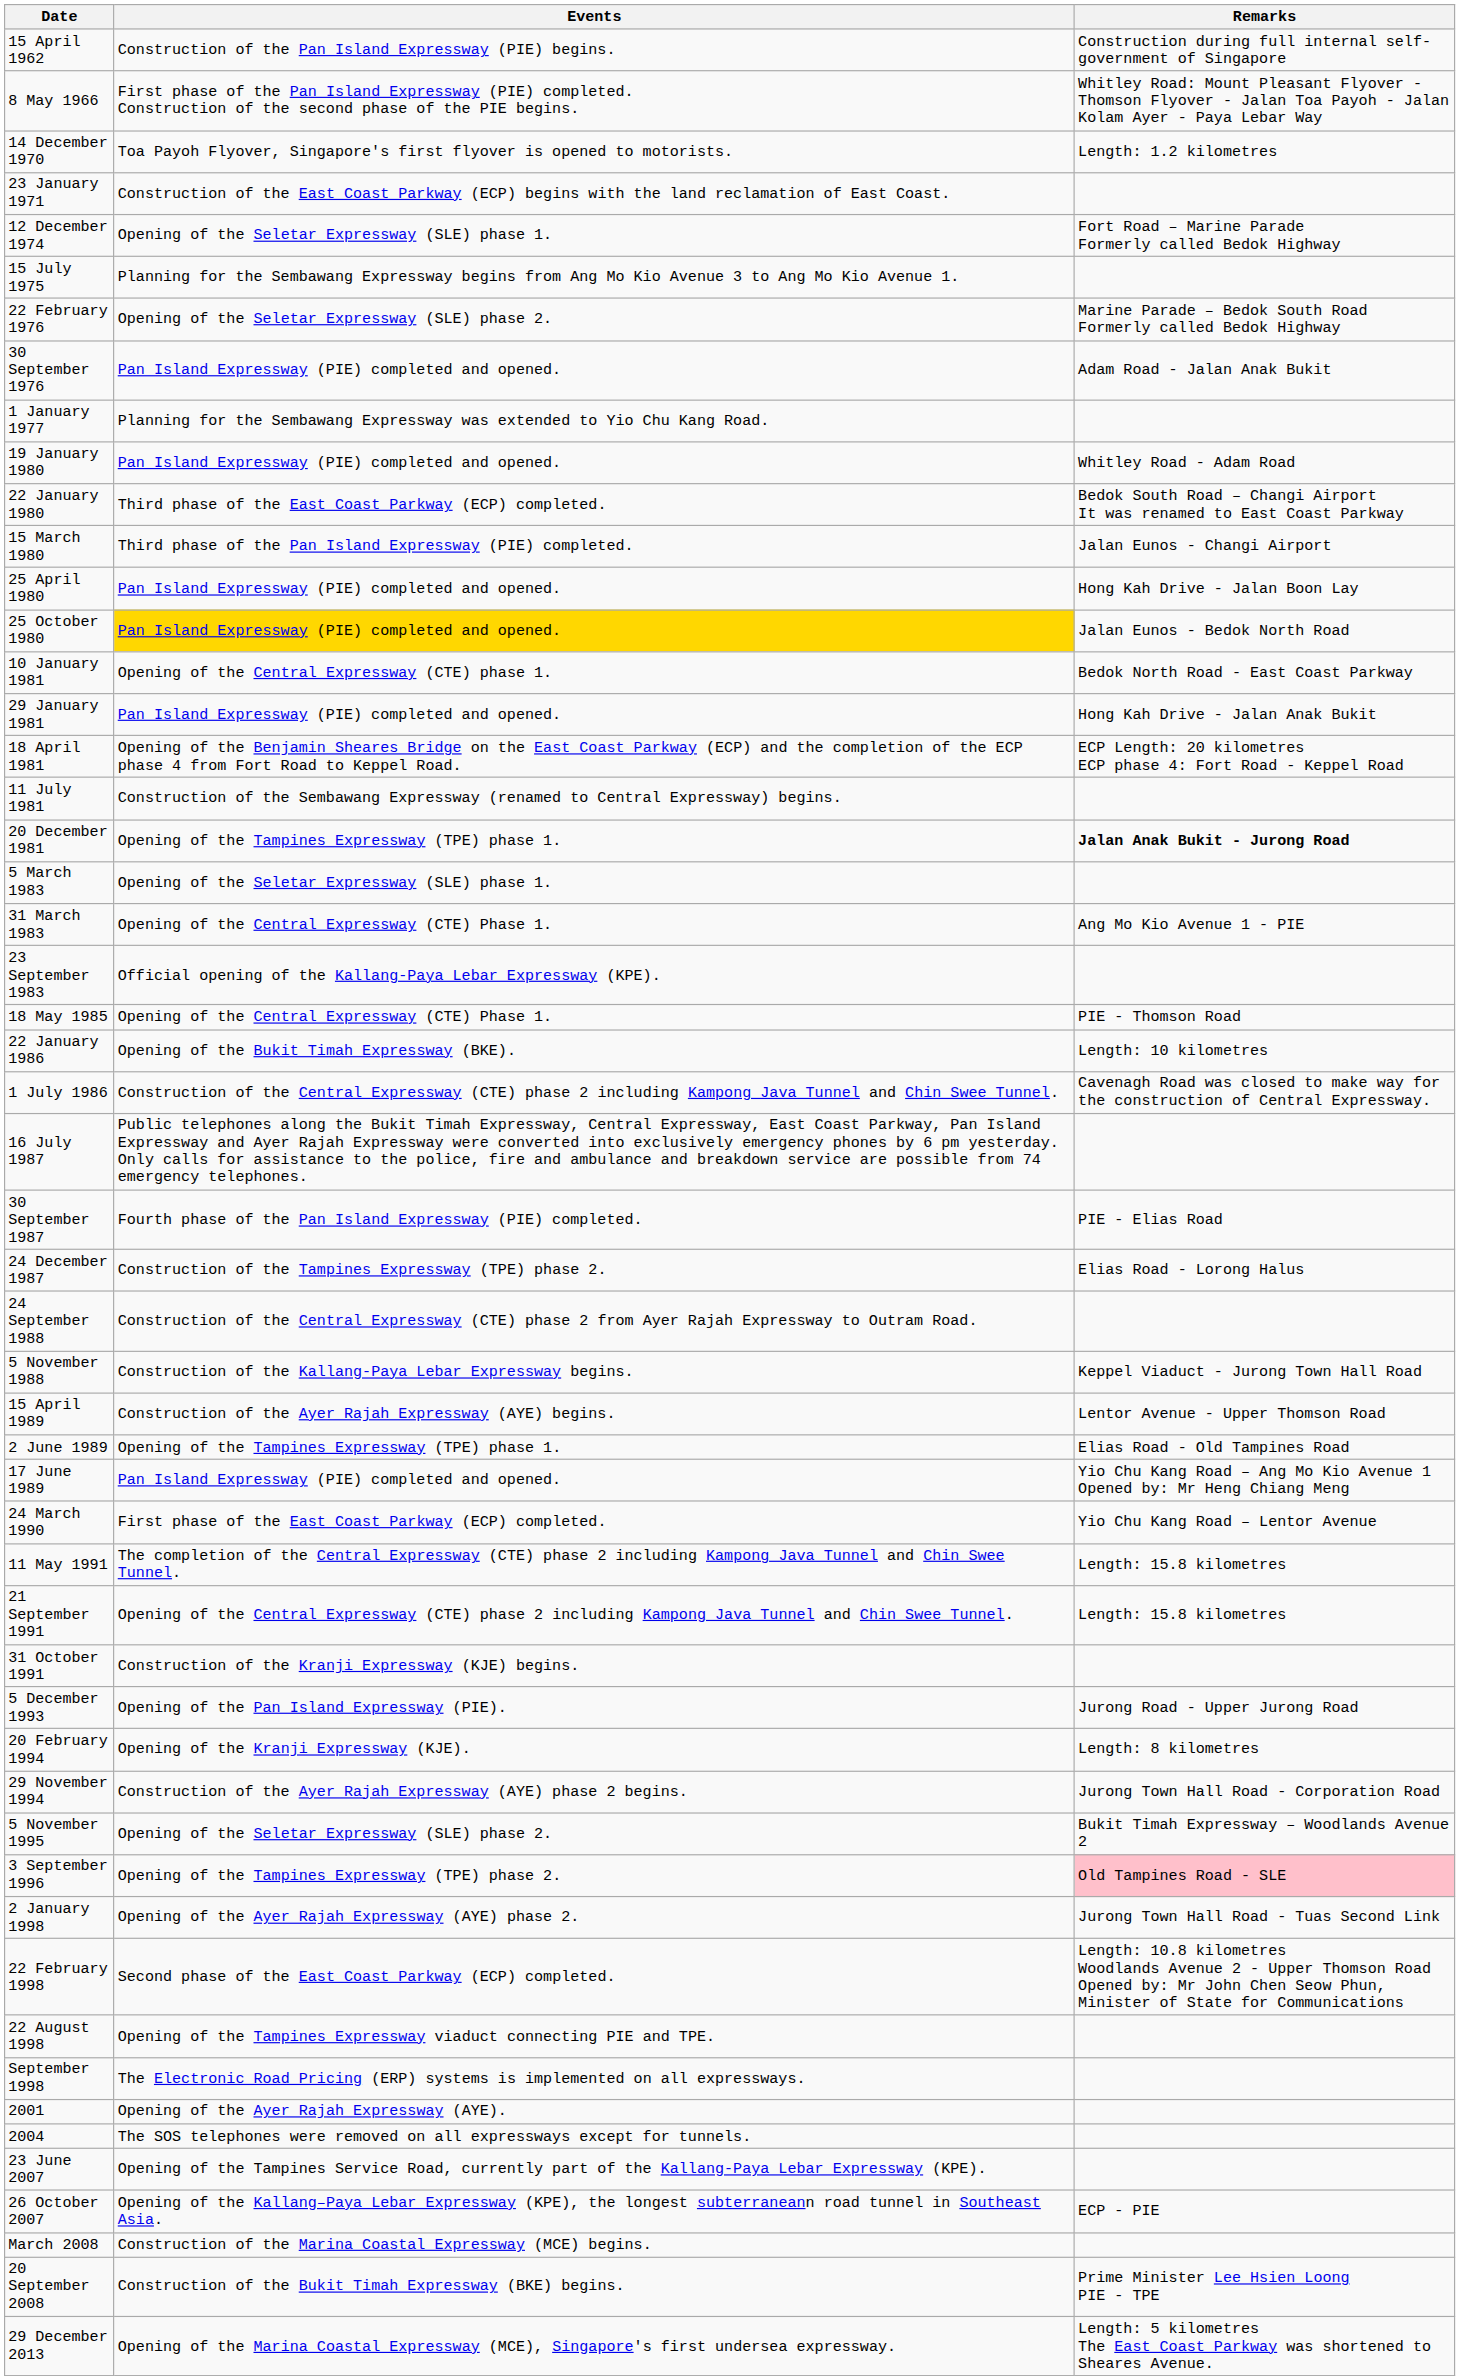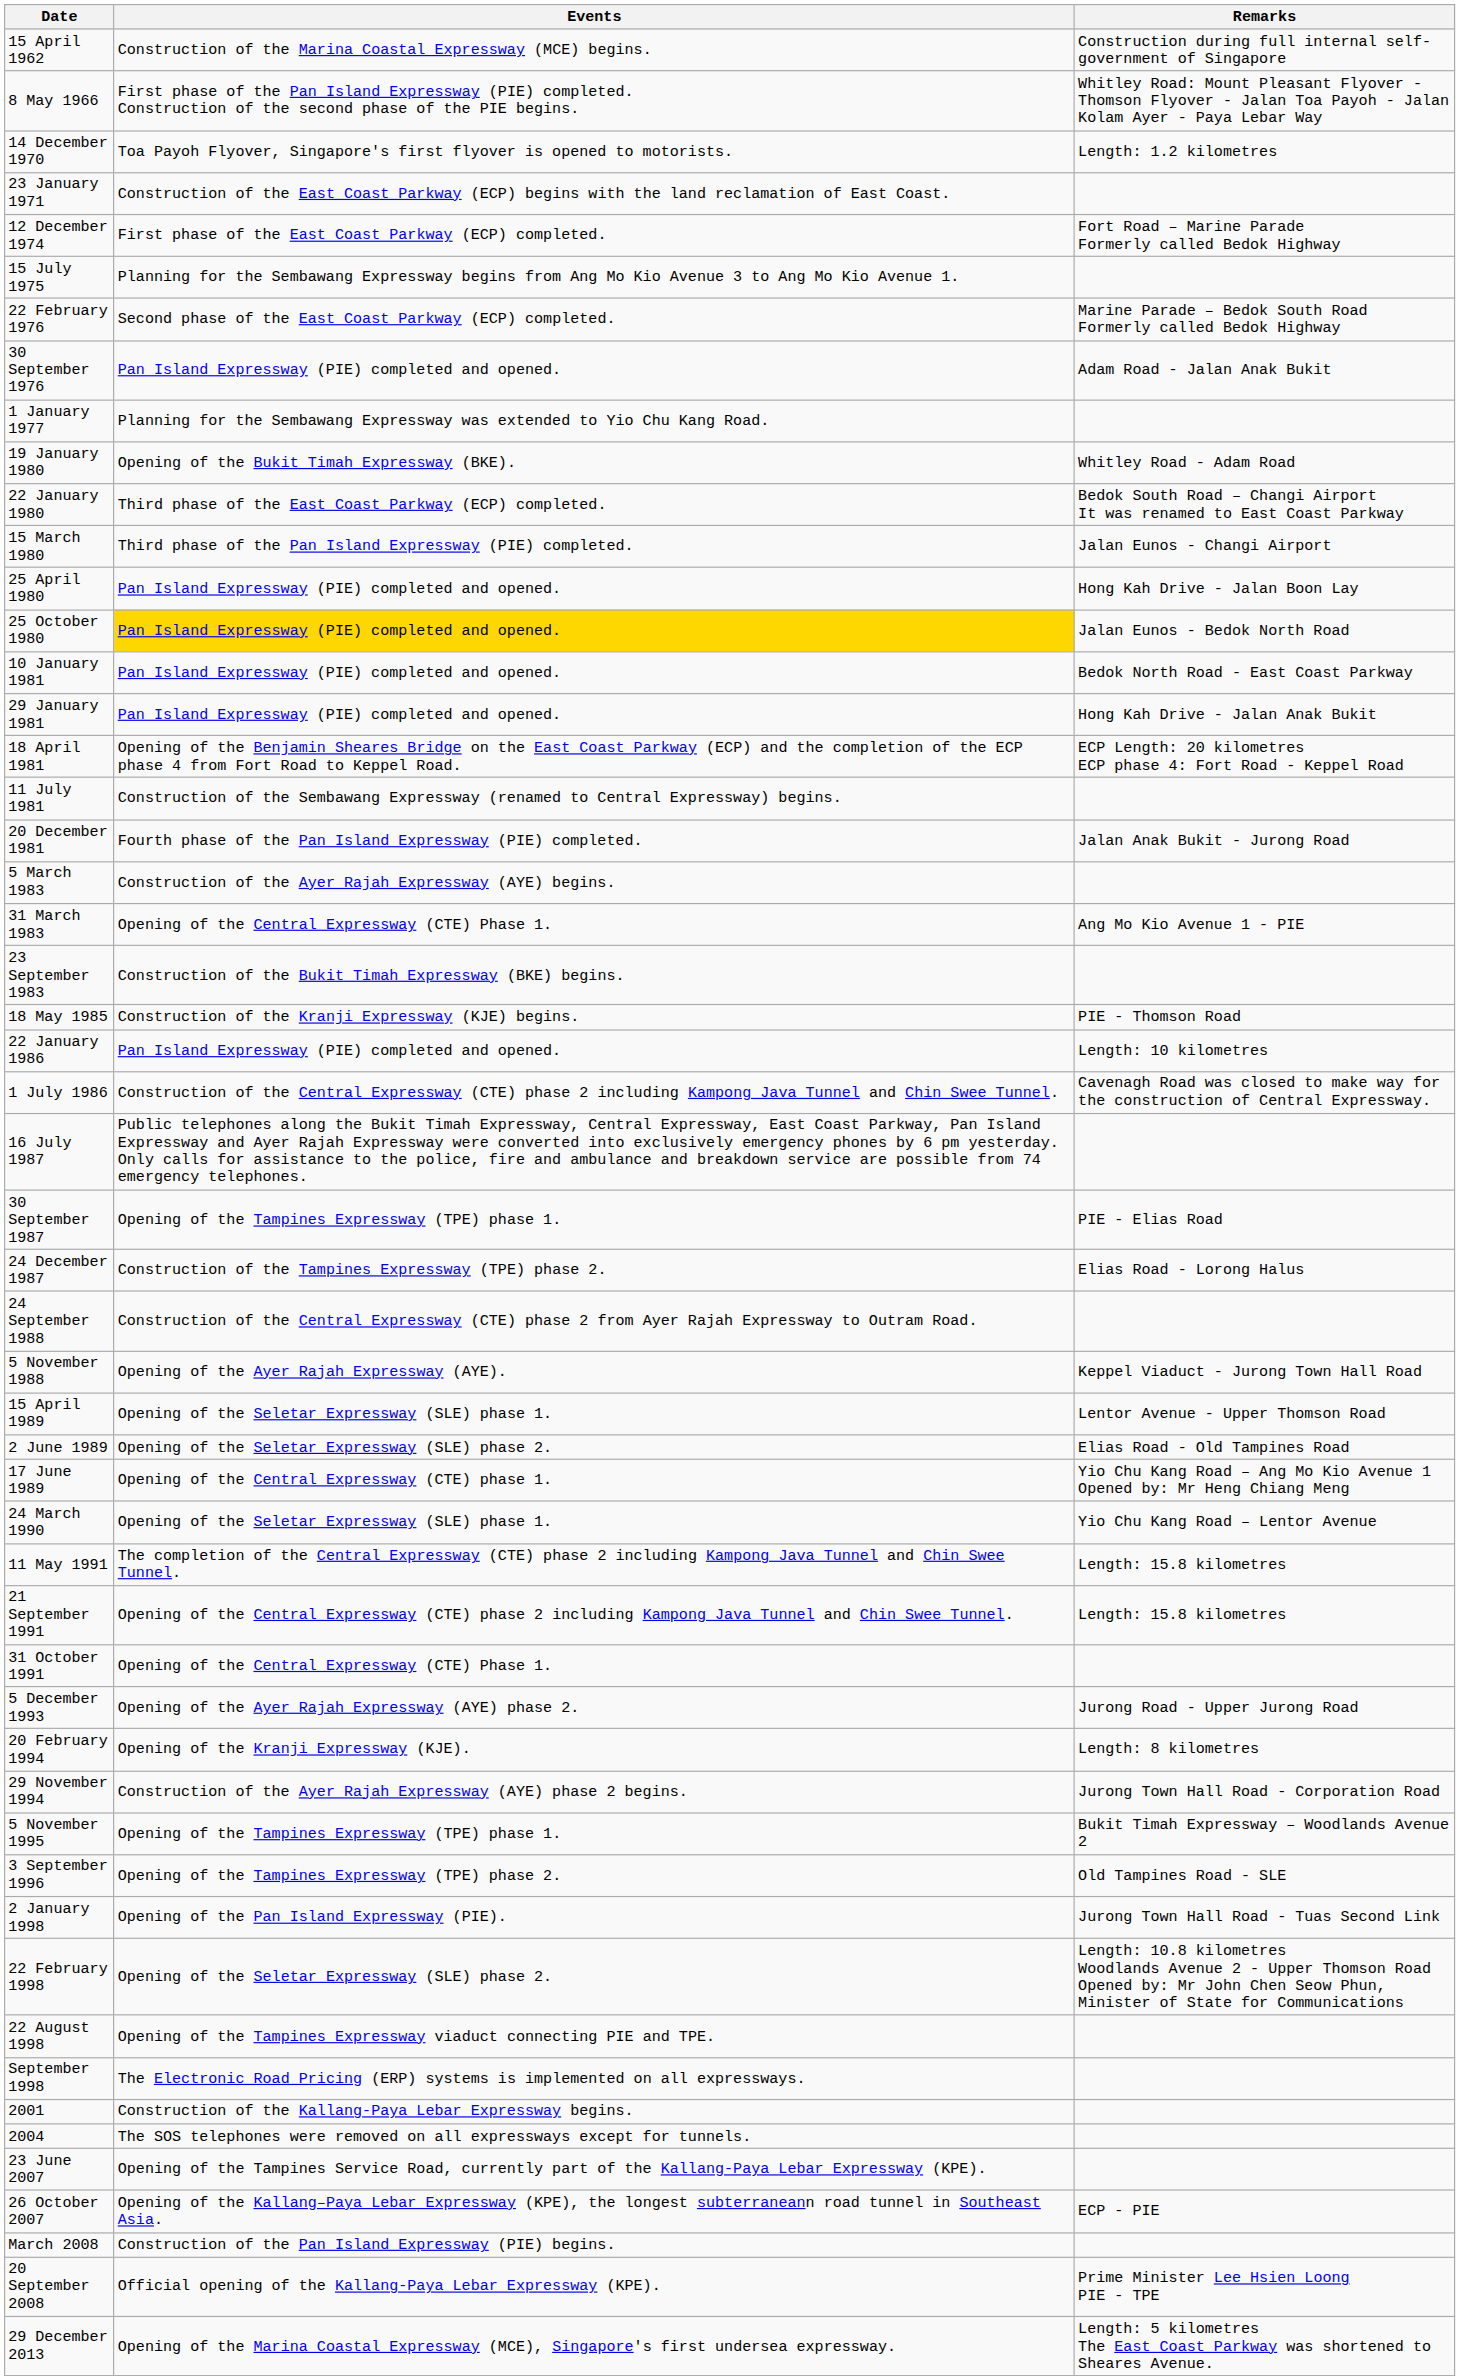(367, 50) Construction of the Pan Island Expressway (PIE) begins. -> (385, 50) Construction of the Marina Coastal Expressway (MCE) begins.
(335, 235) Opening of the Seletar Expressway (SLE) phase 1. -> (362, 235) First phase of the East Coast Parkway (ECP) completed.
(335, 319) Opening of the Seletar Expressway (SLE) phase 2. -> (367, 319) Second phase of the East Coast Parkway (ECP) completed.
(339, 463) Pan Island Expressway (PIE) completed and opened. -> (317, 463) Opening of the Bukit Timah Expressway (BKE).
(335, 673) Opening of the Central Expressway (CTE) phase 1. -> (339, 673) Pan Island Expressway (PIE) completed and opened.
(339, 841) Opening of the Tampines Expressway (TPE) phase 1. -> (380, 841) Fourth phase of the Pan Island Expressway (PIE) completed.
(1214, 841) bold -> (1214, 841) normal
(335, 883) Opening of the Seletar Expressway (SLE) phase 1. -> (367, 883) Construction of the Ayer Rajah Expressway (AYE) begins.
(389, 975) Official opening of the Kallang-Paya Lebar Expressway (KPE). -> (371, 975) Construction of the Bukit Timah Expressway (BKE) begins.
(335, 1017) Opening of the Central Expressway (CTE) Phase 1. -> (349, 1017) Construction of the Kranji Expressway (KJE) begins.
(317, 1050) Opening of the Bukit Timah Expressway (BKE). -> (339, 1050) Pan Island Expressway (PIE) completed and opened.
(380, 1220) Fourth phase of the Pan Island Expressway (PIE) completed. -> (339, 1220) Opening of the Tampines Expressway (TPE) phase 1.
(376, 1372) Construction of the Kallang-Paya Lebar Expressway begins. -> (312, 1372) Opening of the Ayer Rajah Expressway (AYE).
(367, 1414) Construction of the Ayer Rajah Expressway (AYE) begins. -> (335, 1414) Opening of the Seletar Expressway (SLE) phase 1.
(339, 1447) Opening of the Tampines Expressway (TPE) phase 1. -> (335, 1447) Opening of the Seletar Expressway (SLE) phase 2.
(339, 1480) Pan Island Expressway (PIE) completed and opened. -> (335, 1480) Opening of the Central Expressway (CTE) phase 1.
(362, 1522) First phase of the East Coast Parkway (ECP) completed. -> (335, 1522) Opening of the Seletar Expressway (SLE) phase 1.
(349, 1666) Construction of the Kranji Expressway (KJE) begins. -> (335, 1666) Opening of the Central Expressway (CTE) Phase 1.
(312, 1708) Opening of the Pan Island Expressway (PIE). -> (349, 1708) Opening of the Ayer Rajah Expressway (AYE) phase 2.
(335, 1834) Opening of the Seletar Expressway (SLE) phase 2. -> (339, 1834) Opening of the Tampines Expressway (TPE) phase 1.
(1182, 1876) pink background -> (1182, 1876) no background
(349, 1918) Opening of the Ayer Rajah Expressway (AYE) phase 2. -> (312, 1918) Opening of the Pan Island Expressway (PIE).
(367, 1977) Second phase of the East Coast Parkway (ECP) completed. -> (335, 1977) Opening of the Seletar Expressway (SLE) phase 2.
(312, 2112) Opening of the Ayer Rajah Expressway (AYE). -> (376, 2112) Construction of the Kallang-Paya Lebar Expressway begins.
(385, 2245) Construction of the Marina Coastal Expressway (MCE) begins. -> (367, 2245) Construction of the Pan Island Expressway (PIE) begins.
(371, 2287) Construction of the Bukit Timah Expressway (BKE) begins. -> (389, 2287) Official opening of the Kallang-Paya Lebar Expressway (KPE).
